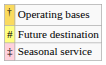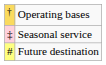rows swapped: (58, 34) <-> (55, 51)
